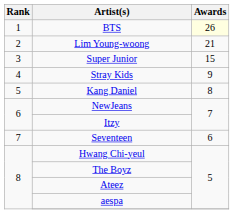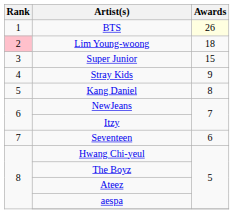(18, 43) no background -> (18, 43) pink background
(210, 43) 21 -> (210, 43) 18
